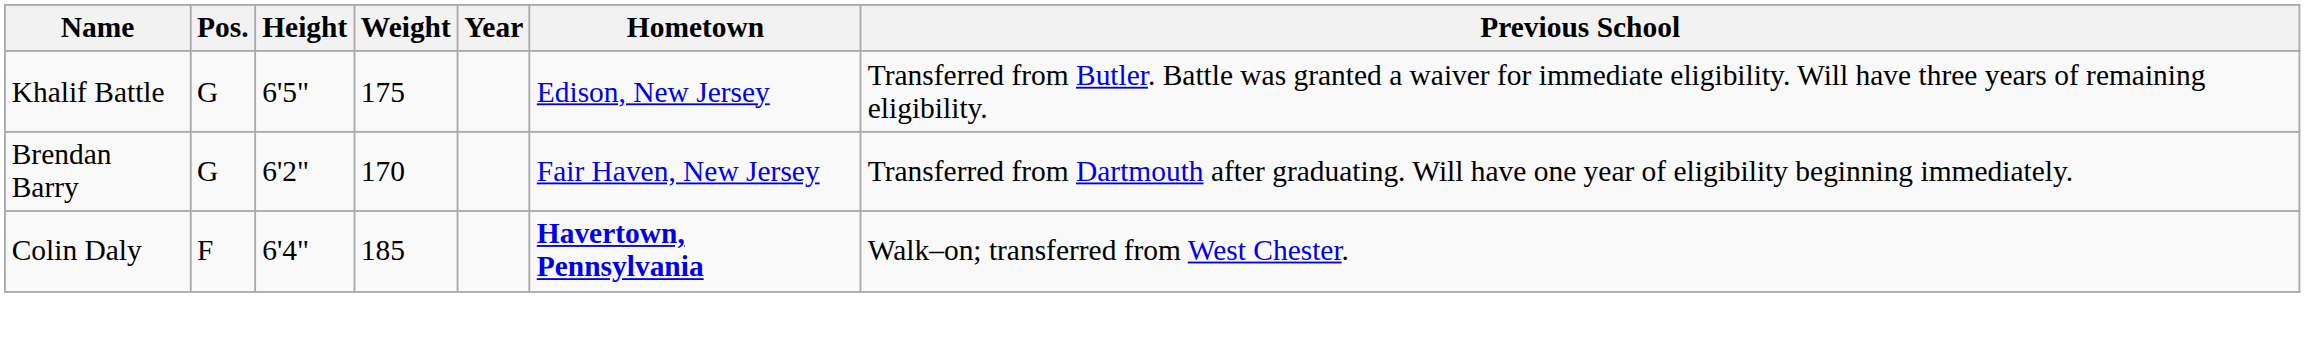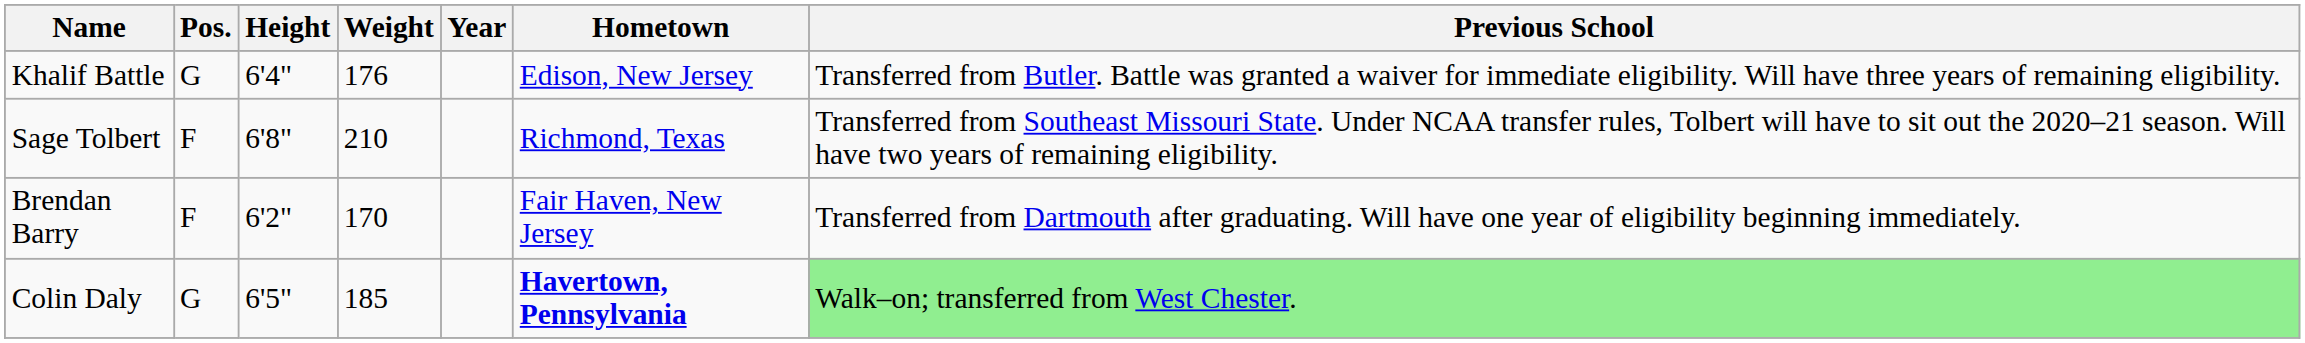(286, 91) 6'5" -> (269, 74) 6'4"
(383, 91) 175 -> (366, 74) 176
+ row: (86, 137)
(208, 170) G -> (188, 217) F
(205, 250) F -> (191, 297) G
(286, 250) 6'4" -> (269, 297) 6'5"
(1108, 250) no background -> (1056, 297) lightgreen background
